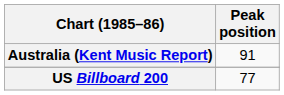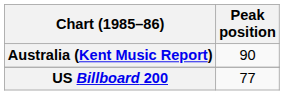(248, 55) 91 -> (248, 55) 90
